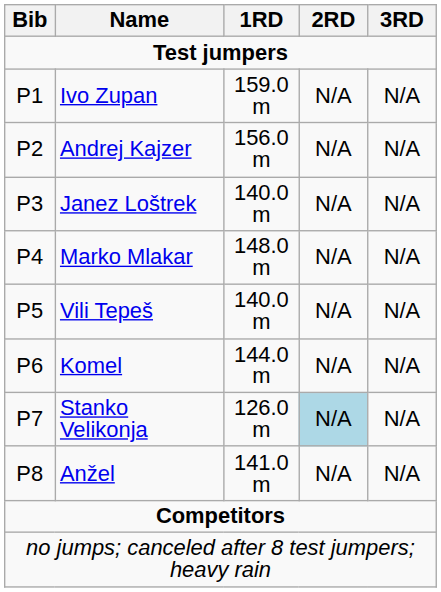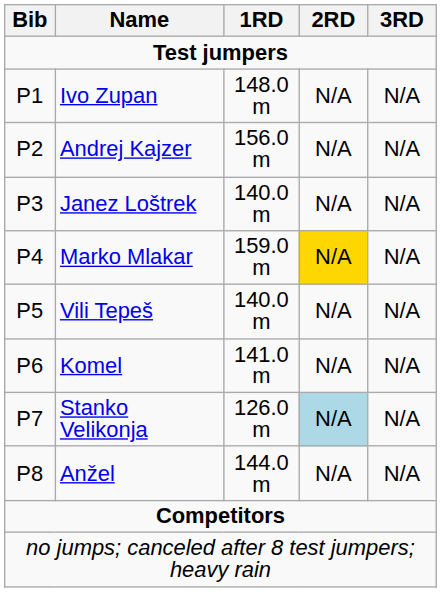(261, 95) 159.0 m -> (261, 95) 148.0 m
(261, 257) 148.0 m -> (261, 257) 159.0 m
(333, 257) no background -> (333, 257) gold background
(261, 365) 144.0 m -> (261, 365) 141.0 m
(261, 473) 141.0 m -> (261, 473) 144.0 m
